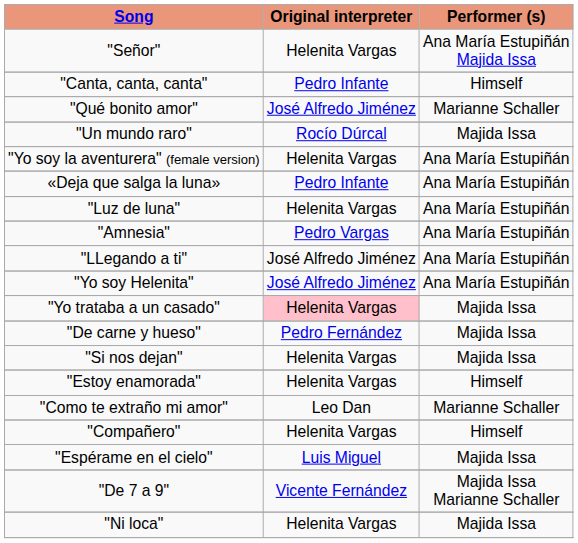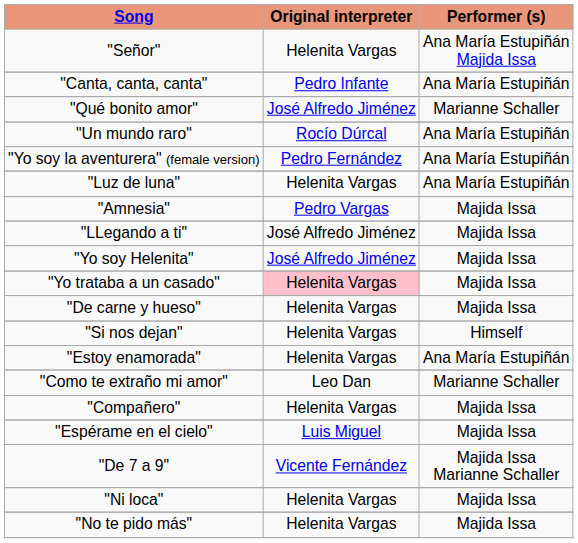(496, 84) Himself -> (496, 84) Ana María Estupiñán
(496, 134) Majida Issa -> (496, 134) Ana María Estupiñán
(341, 158) Helenita Vargas -> (341, 158) Pedro Fernández
- row: (134, 183)
(496, 233) Ana María Estupiñán -> (496, 208) Majida Issa
(496, 258) Ana María Estupiñán -> (496, 233) Majida Issa
(496, 283) Ana María Estupiñán -> (496, 258) Majida Issa
(341, 332) Pedro Fernández -> (341, 308) Helenita Vargas
(496, 357) Majida Issa -> (496, 332) Himself
(496, 382) Himself -> (496, 357) Ana María Estupiñán
(496, 432) Himself -> (496, 407) Majida Issa
+ row: (134, 524)
